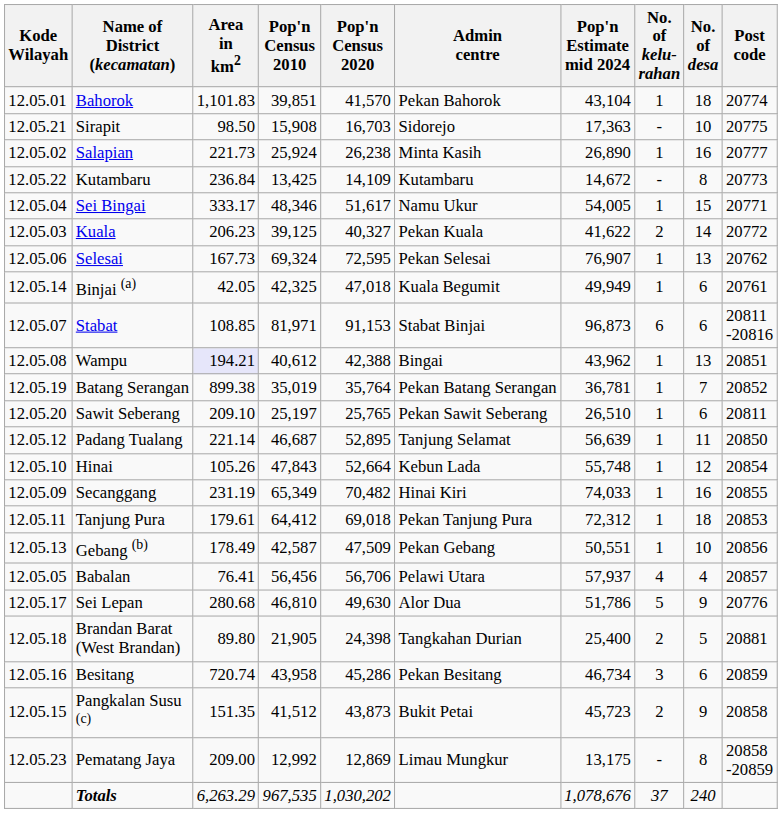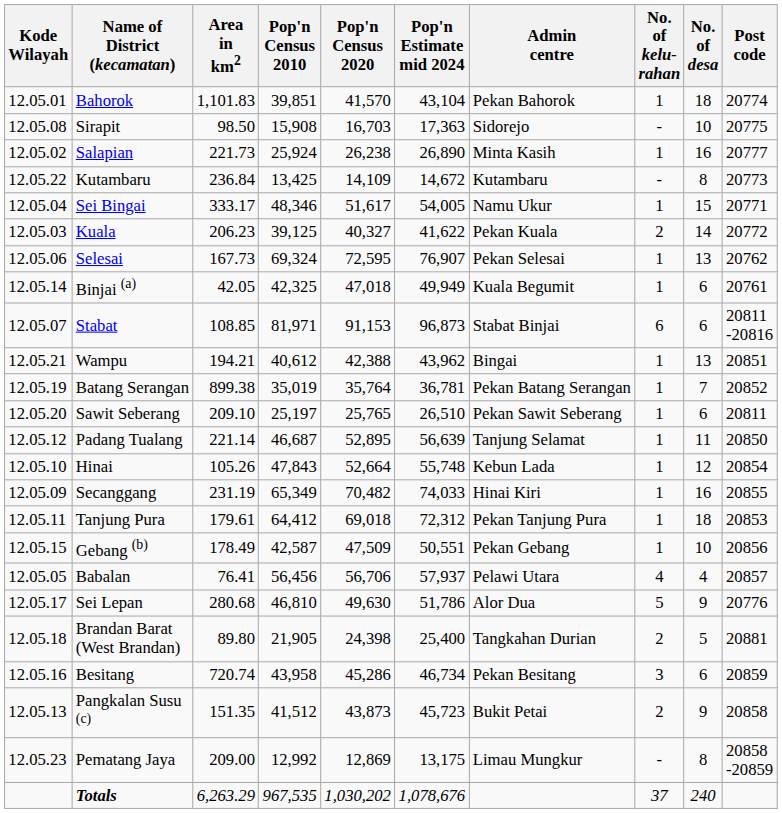columns swapped: (598, 45) <-> (478, 45)
(37, 126) 12.05.21 -> (37, 126) 12.05.08
(37, 360) 12.05.08 -> (37, 360) 12.05.21
(232, 360) lavender background -> (232, 360) no background
(37, 547) 12.05.13 -> (37, 547) 12.05.15
(37, 712) 12.05.15 -> (37, 712) 12.05.13
